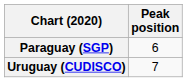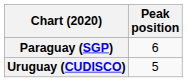(155, 67) 7 -> (155, 67) 5
